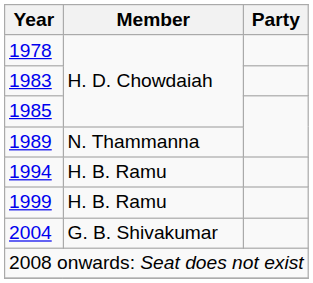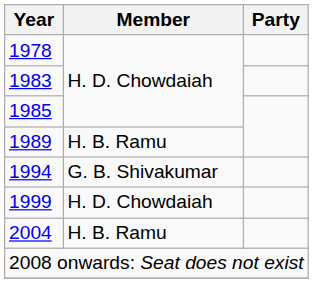(133, 141) N. Thammanna -> (117, 141) H. B. Ramu
(117, 171) H. B. Ramu -> (143, 171) G. B. Shivakumar
(117, 202) H. B. Ramu -> (140, 202) H. D. Chowdaiah
(143, 232) G. B. Shivakumar -> (117, 232) H. B. Ramu
